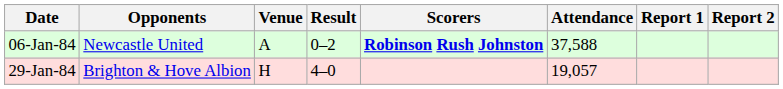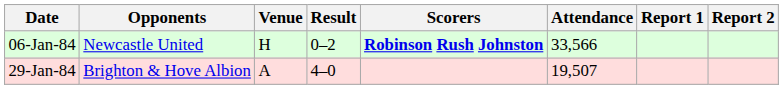(265, 44) A -> (265, 44) H
(574, 44) 37,588 -> (574, 44) 33,566
(265, 71) H -> (265, 71) A
(574, 71) 19,057 -> (574, 71) 19,507
